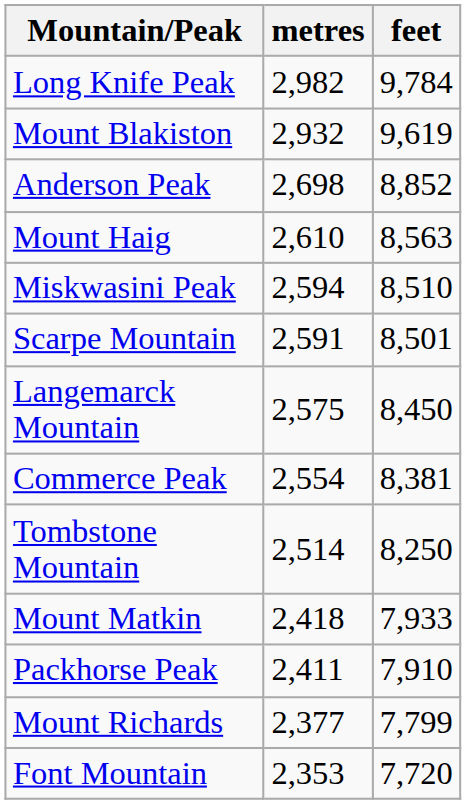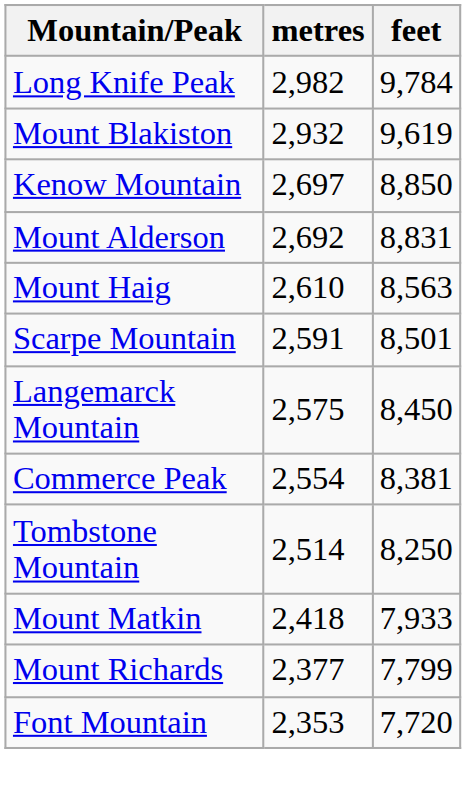- row: (112, 184)
+ row: (127, 184)
+ row: (119, 236)
- row: (124, 287)
- row: (115, 669)
